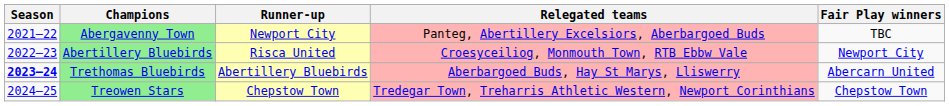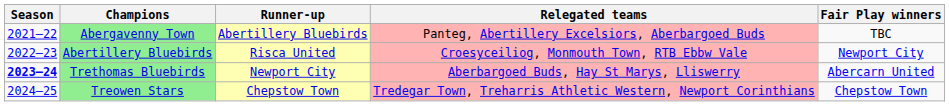(293, 33) Newport City -> (293, 33) Abertillery Bluebirds
(293, 72) Abertillery Bluebirds -> (293, 72) Newport City
